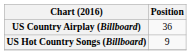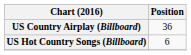(167, 42) 9 -> (167, 42) 6
